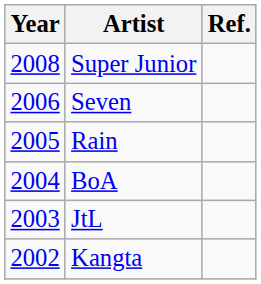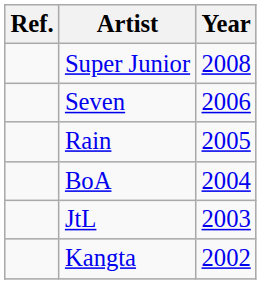columns swapped: (35, 24) <-> (229, 24)
